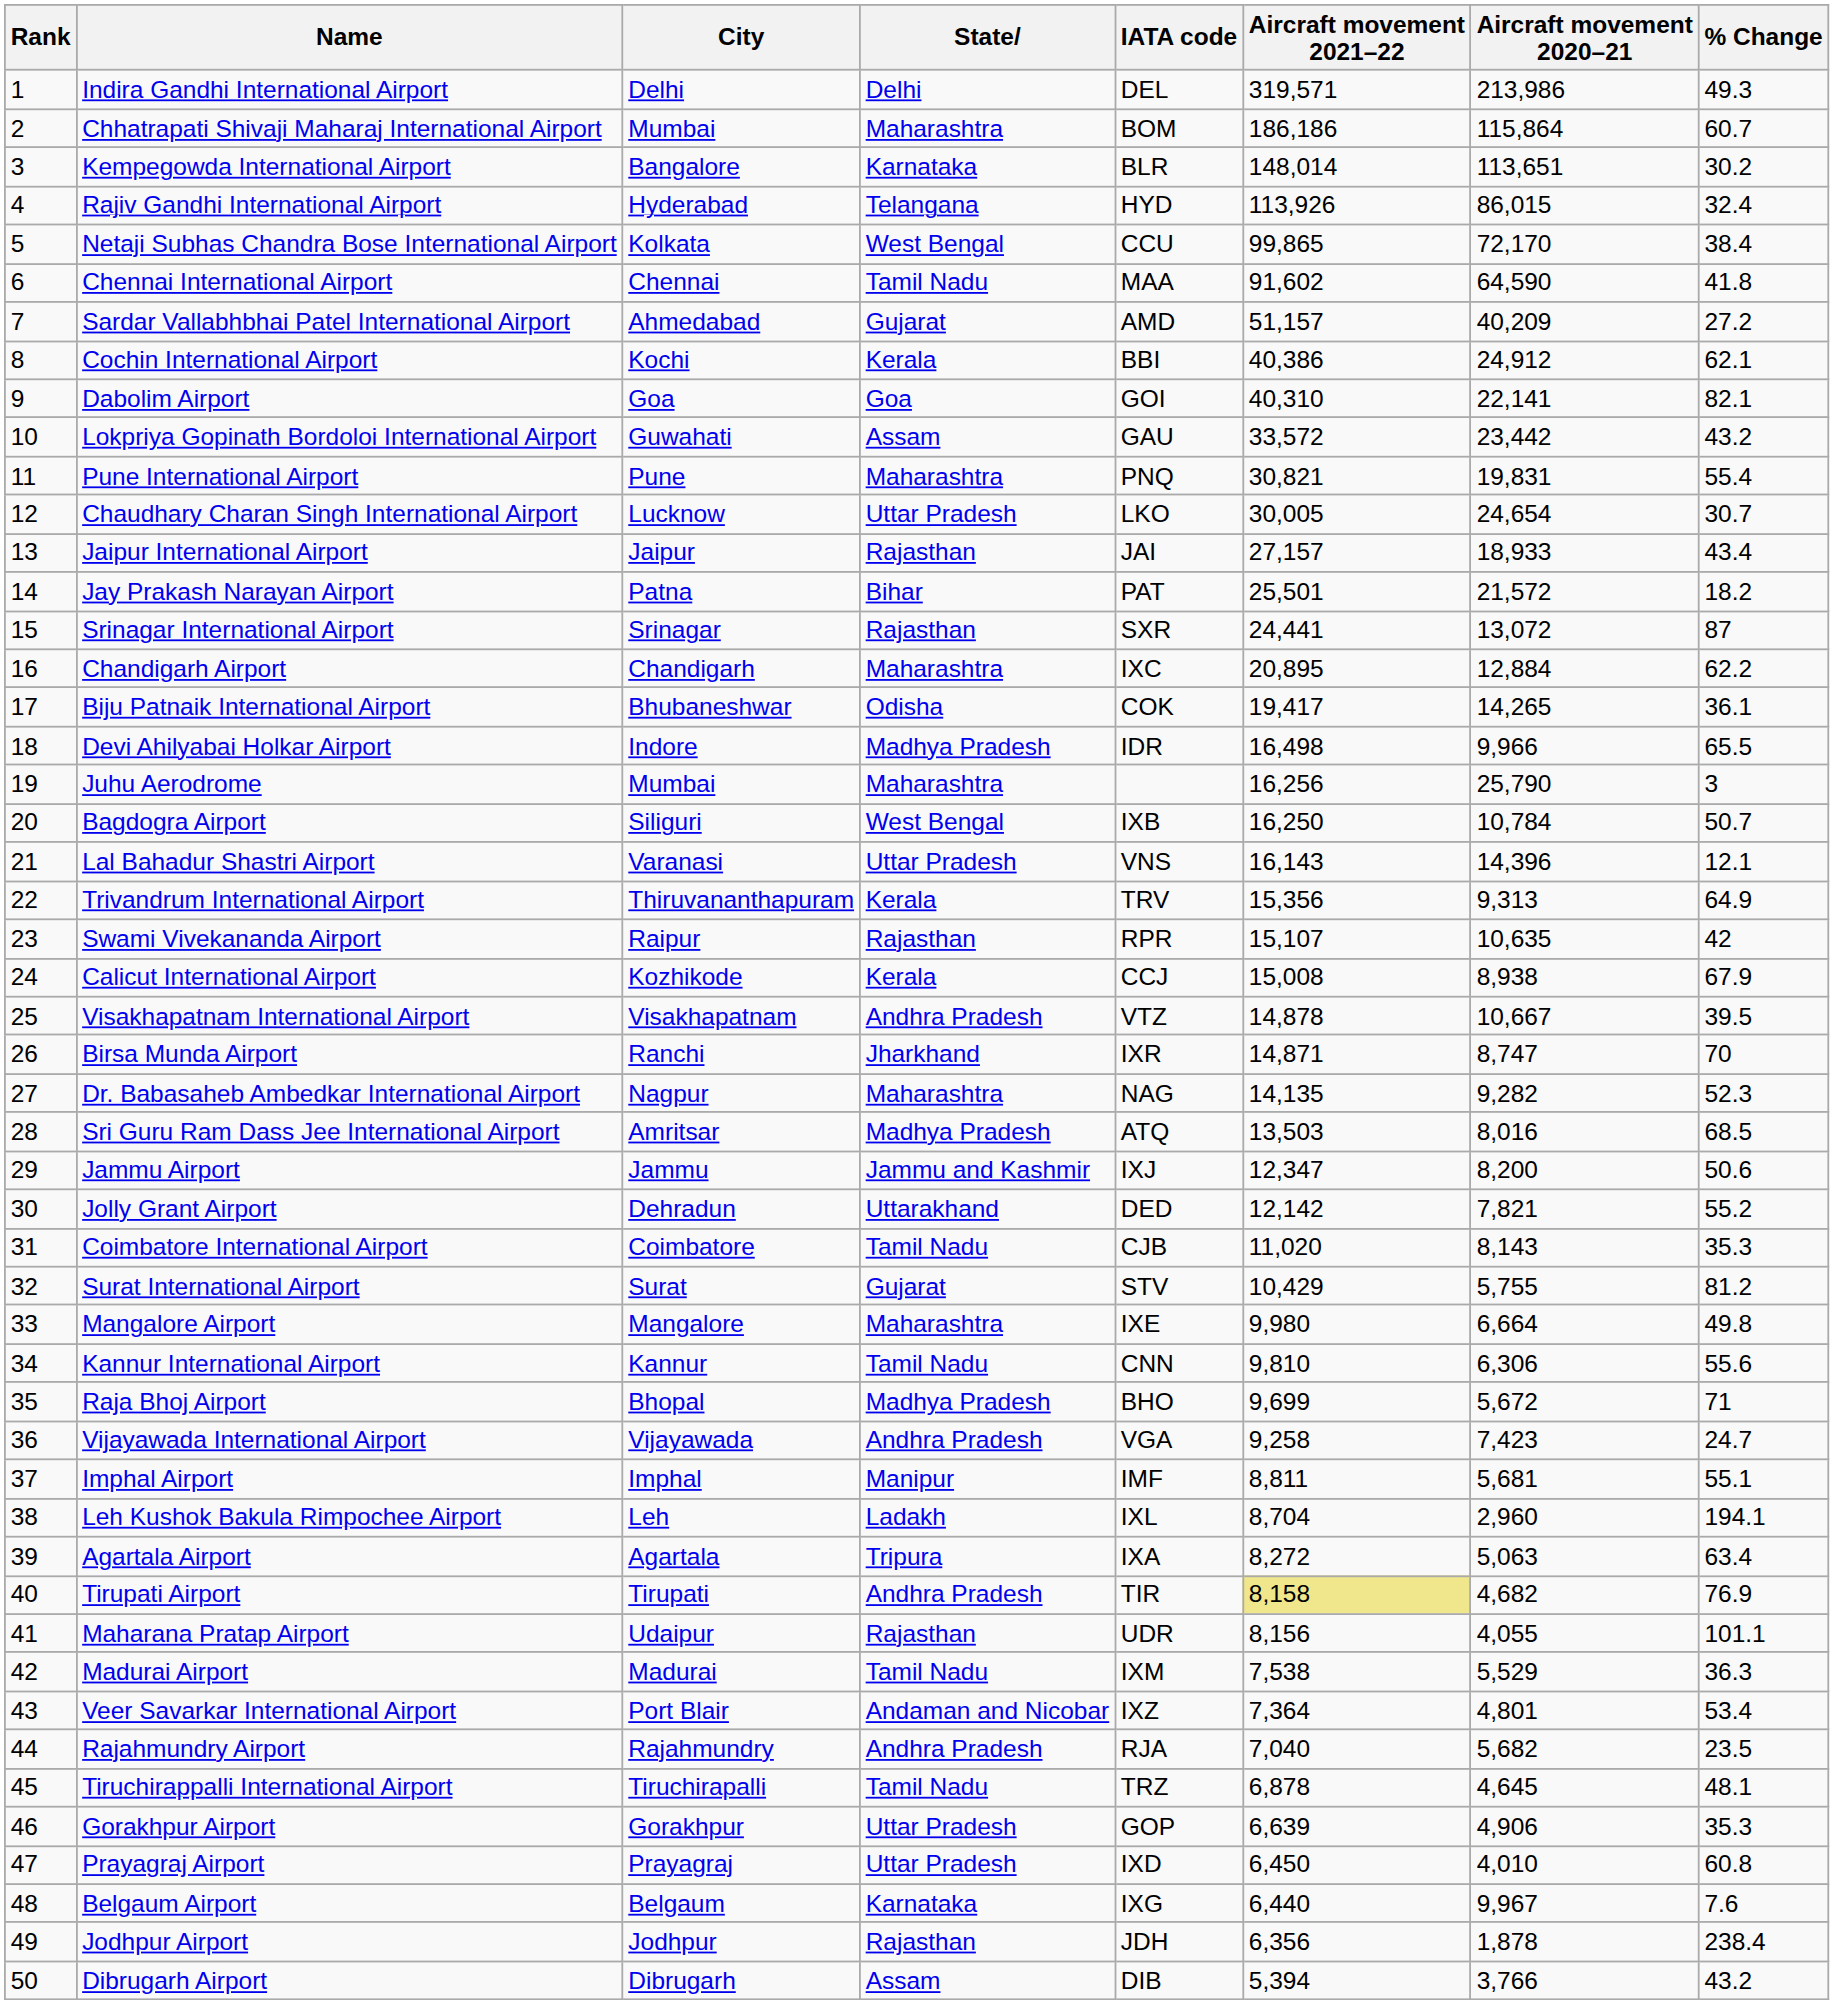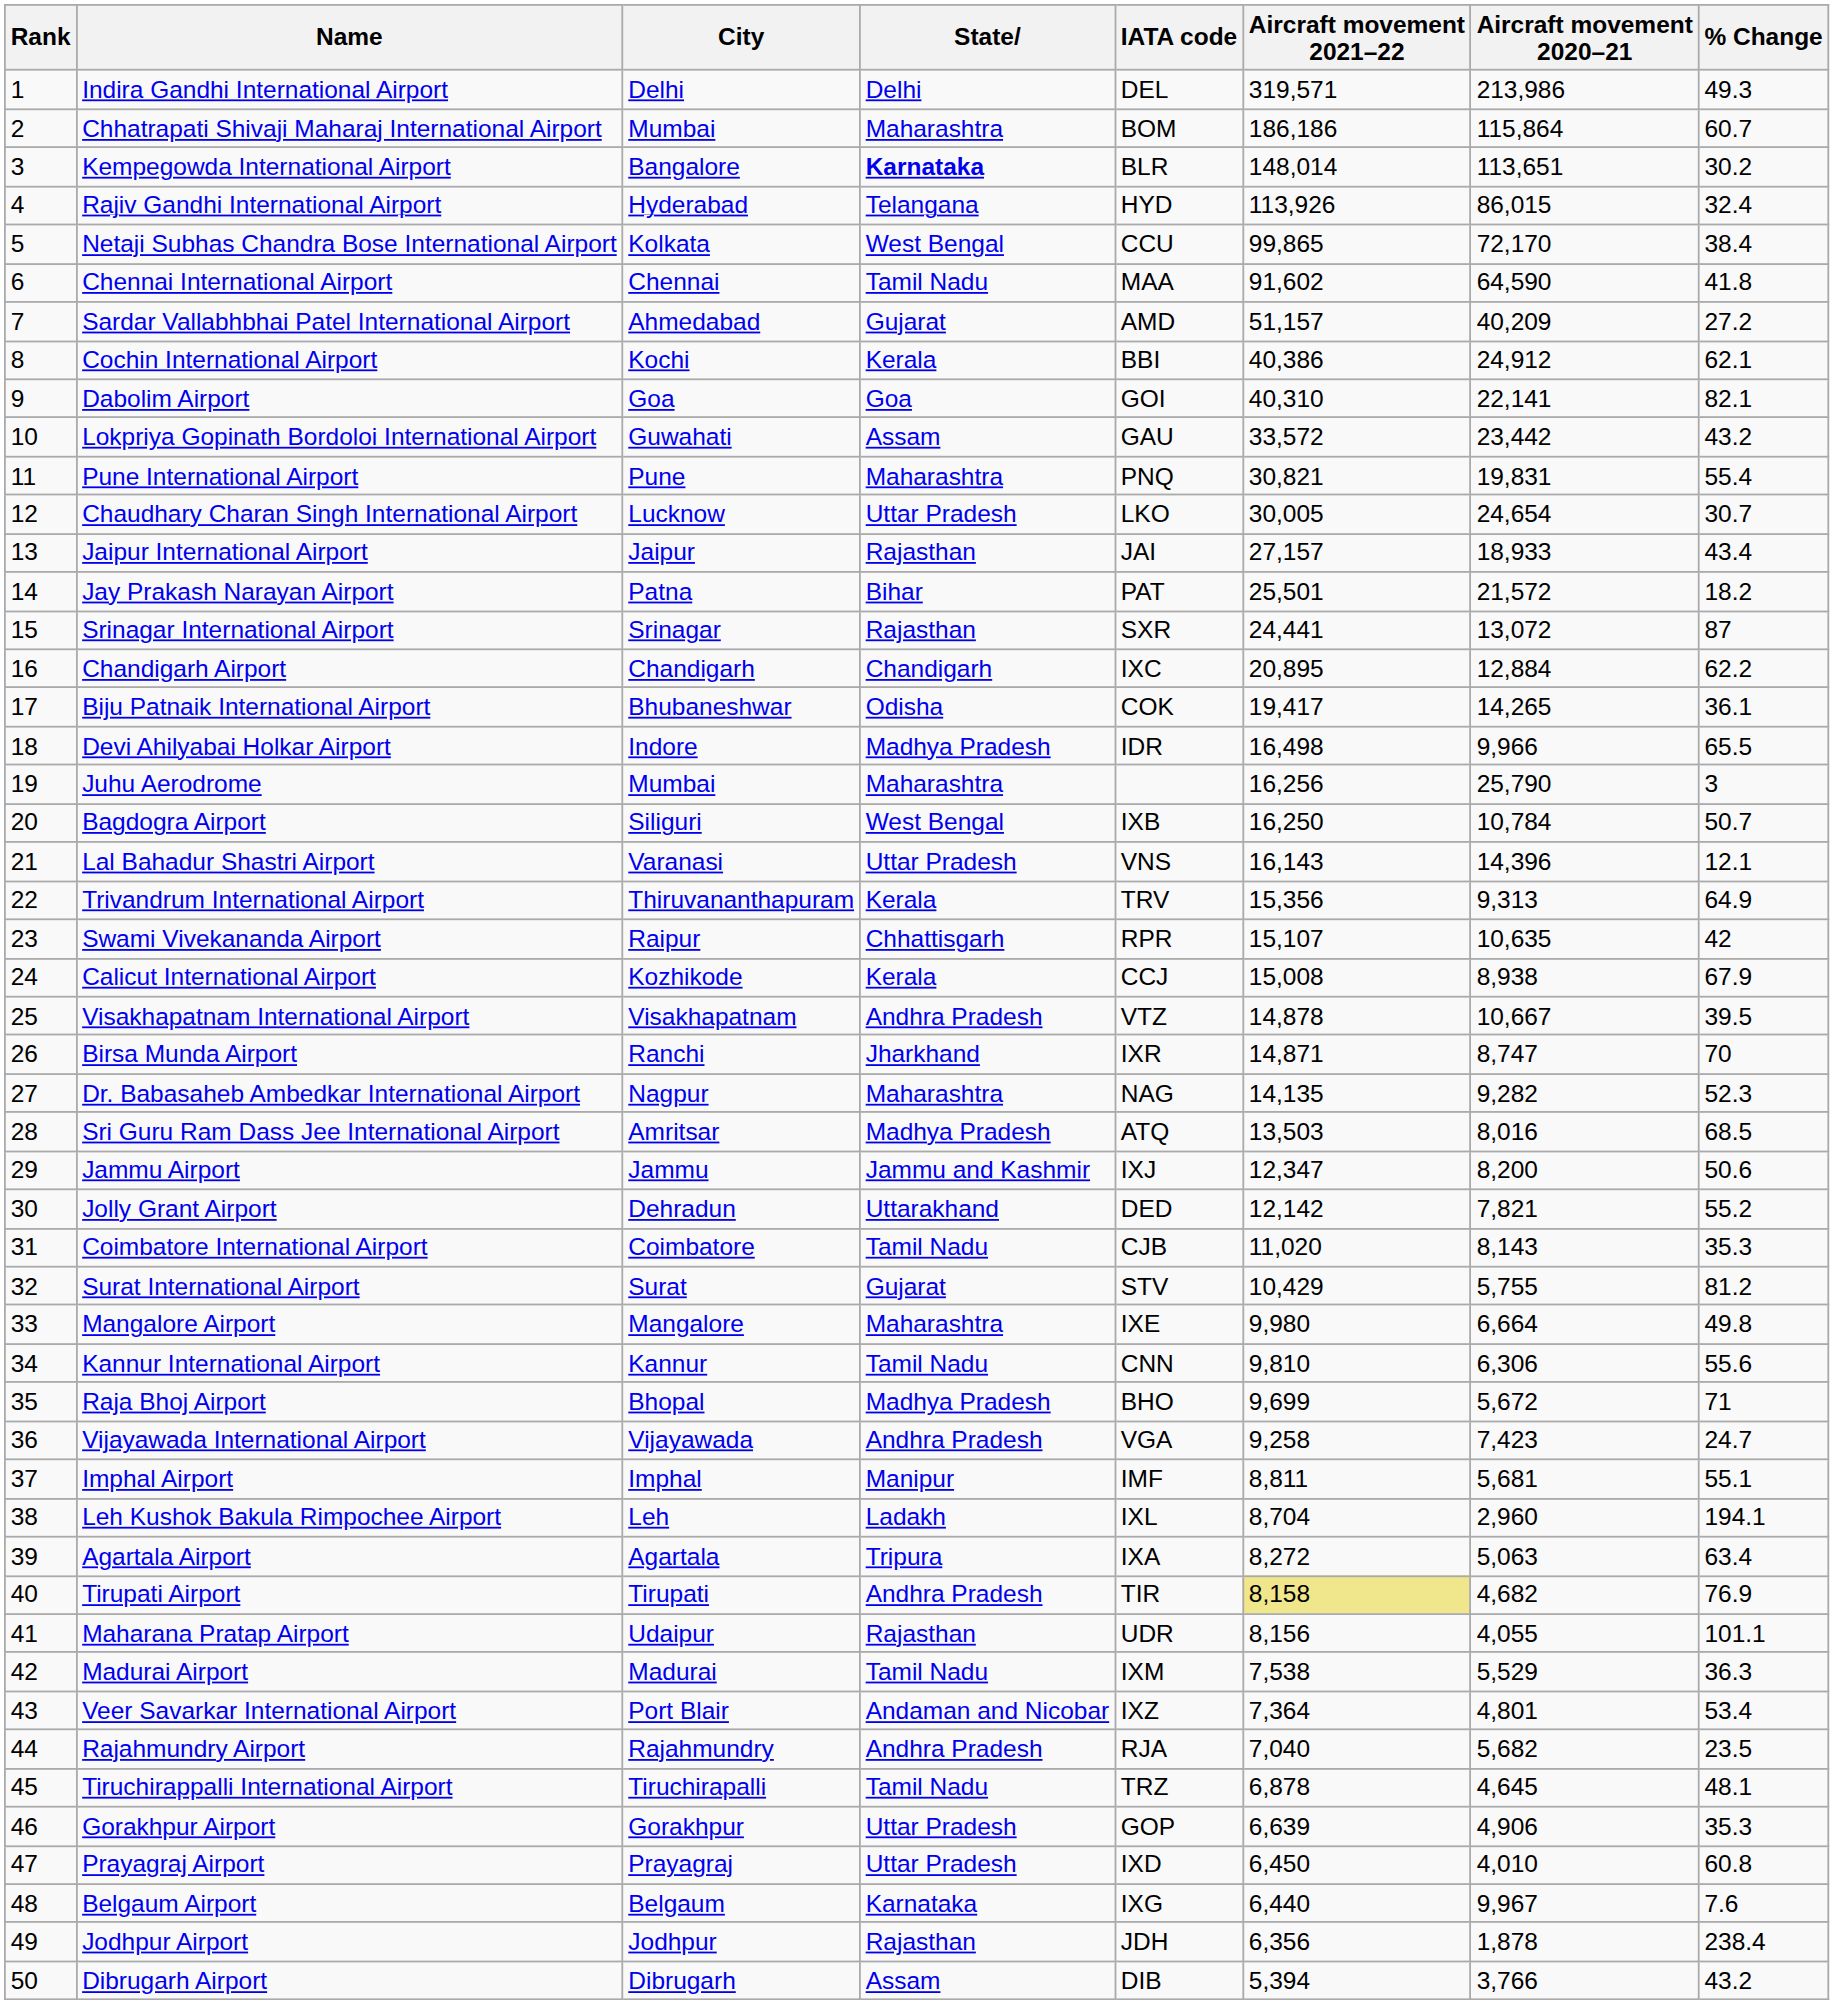(921, 167) normal -> (925, 167) bold
(934, 668) Maharashtra -> (929, 668) Chandigarh
(921, 938) Rajasthan -> (935, 938) Chhattisgarh
